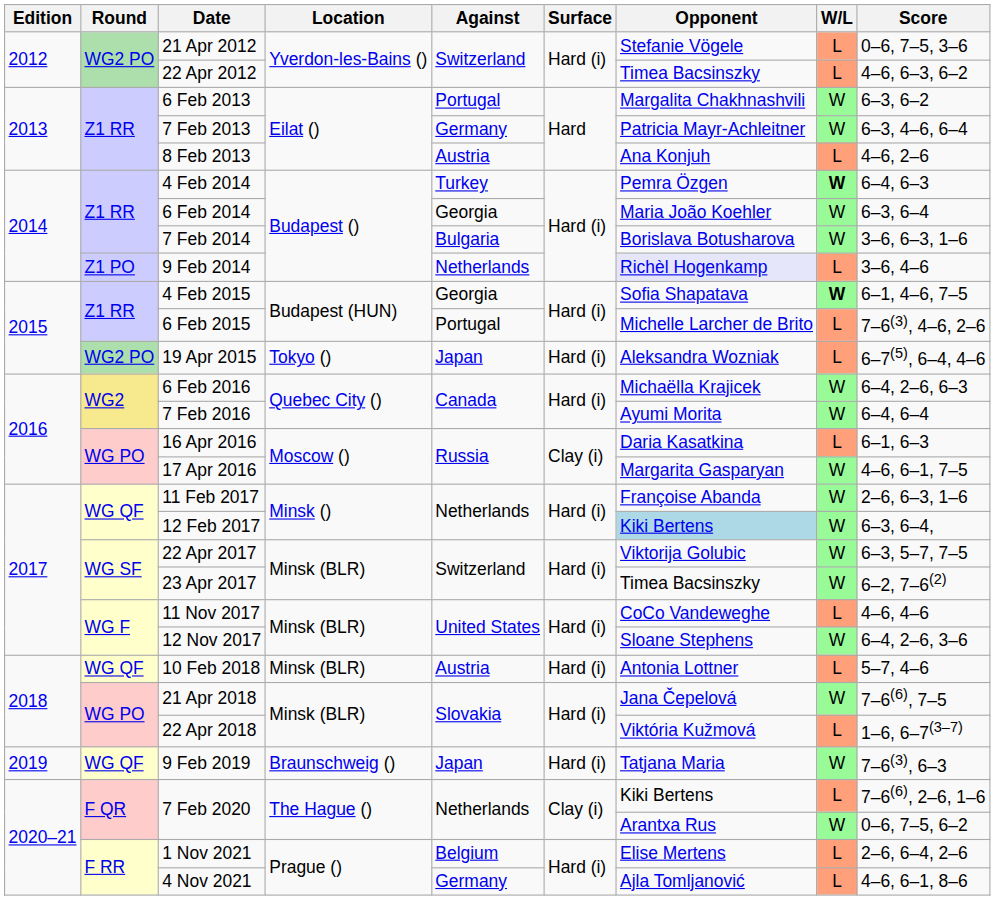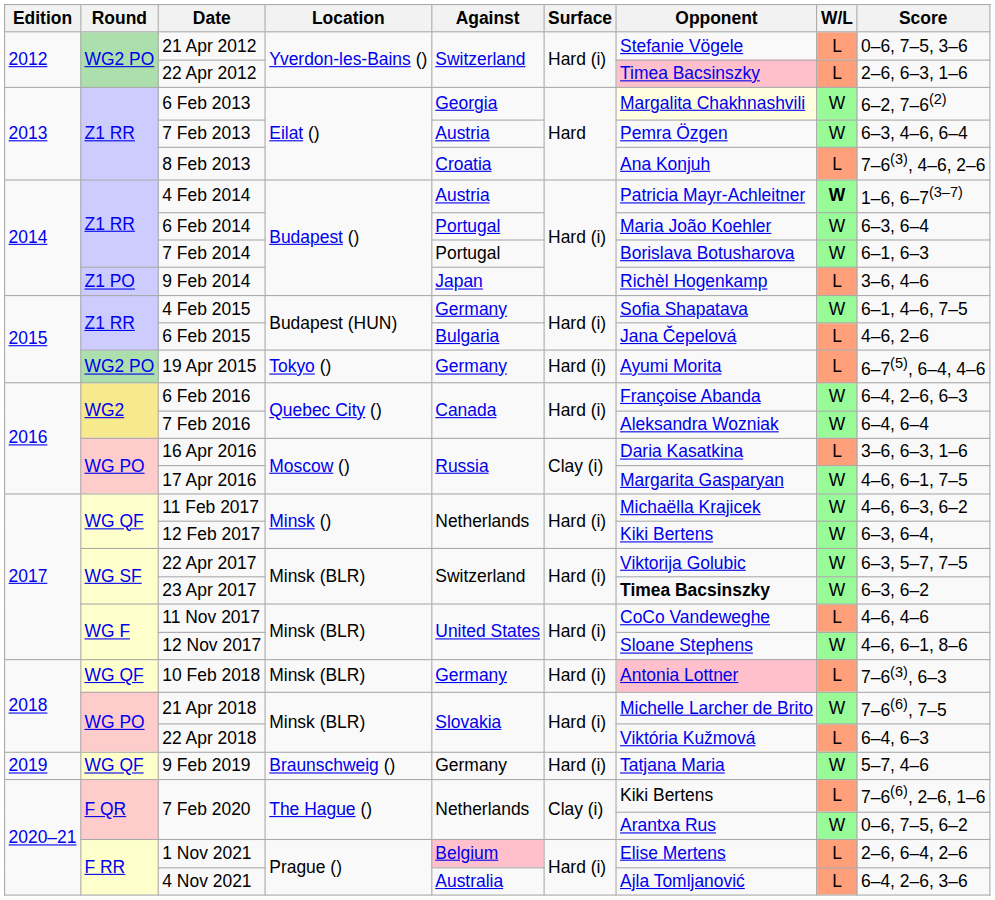(690, 73) no background -> (690, 73) pink background
(914, 73) 4–6, 6–3, 6–2 -> (914, 73) 2–6, 6–3, 1–6
(468, 101) Portugal -> (466, 103) Georgia
(713, 101) no background -> (713, 103) lightyellow background
(895, 101) 6–3, 6–2 -> (904, 103) 6–2, 7–6(2)
(471, 128) Germany -> (462, 133) Austria
(713, 128) Patricia Mayr-Achleitner -> (674, 133) Pemra Özgen
(462, 156) Austria -> (463, 163) Croatia
(895, 156) 4–6, 2–6 -> (923, 163) 7–6(3), 4–6, 2–6
(462, 184) Turkey -> (462, 196) Austria
(674, 184) Pemra Özgen -> (713, 196) Patricia Mayr-Achleitner
(895, 184) 6–4, 6–3 -> (912, 196) 1–6, 6–7(3–7)
(466, 211) Georgia -> (468, 226) Portugal
(467, 239) Bulgaria -> (468, 253) Portugal
(914, 239) 3–6, 6–3, 1–6 -> (895, 253) 6–1, 6–3
(482, 267) Netherlands -> (459, 281) Japan
(694, 267) lavender background -> (694, 281) no background
(466, 294) Georgia -> (471, 309) Germany
(837, 294) bold -> (837, 309) normal
(468, 324) Portugal -> (467, 336) Bulgaria
(717, 324) Michelle Larcher de Brito -> (678, 336) Jana Čepelová
(923, 324) 7–6(3), 4–6, 2–6 -> (895, 336) 4–6, 2–6
(459, 357) Japan -> (471, 366) Germany
(699, 357) Aleksandra Wozniak -> (671, 366) Ayumi Morita
(690, 387) Michaëlla Krajicek -> (690, 396) Françoise Abanda
(671, 414) Ayumi Morita -> (699, 424) Aleksandra Wozniak
(895, 442) 6–1, 6–3 -> (914, 452) 3–6, 6–3, 1–6
(690, 497) Françoise Abanda -> (690, 507) Michaëlla Krajicek
(914, 497) 2–6, 6–3, 1–6 -> (914, 507) 4–6, 6–3, 6–2
(667, 525) lightblue background -> (667, 535) no background
(690, 583) normal -> (695, 590) bold
(904, 583) 6–2, 7–6(2) -> (895, 590) 6–3, 6–2
(914, 640) 6–4, 2–6, 3–6 -> (914, 645) 4–6, 6–1, 8–6
(462, 668) Austria -> (471, 675) Germany
(679, 668) no background -> (679, 675) pink background
(895, 668) 5–7, 4–6 -> (904, 675) 7–6(3), 6–3
(678, 698) Jana Čepelová -> (717, 708) Michelle Larcher de Brito
(912, 731) 1–6, 6–7(3–7) -> (895, 738) 6–4, 6–3
(459, 763) Japan -> (471, 765) Germany
(904, 763) 7–6(3), 6–3 -> (895, 765) 5–7, 4–6
(467, 853) no background -> (467, 853) pink background
(471, 881) Germany -> (469, 881) Australia
(914, 881) 4–6, 6–1, 8–6 -> (914, 881) 6–4, 2–6, 3–6
